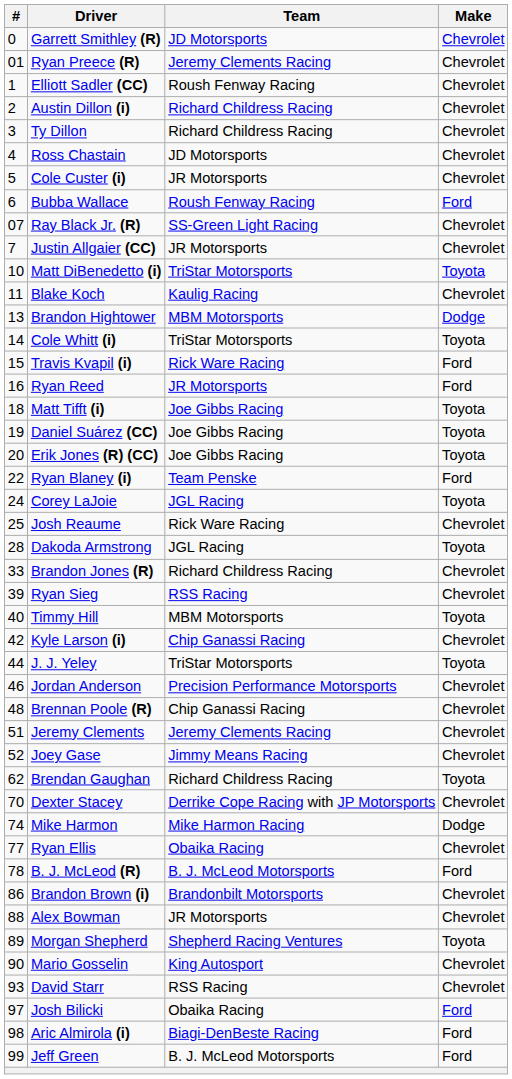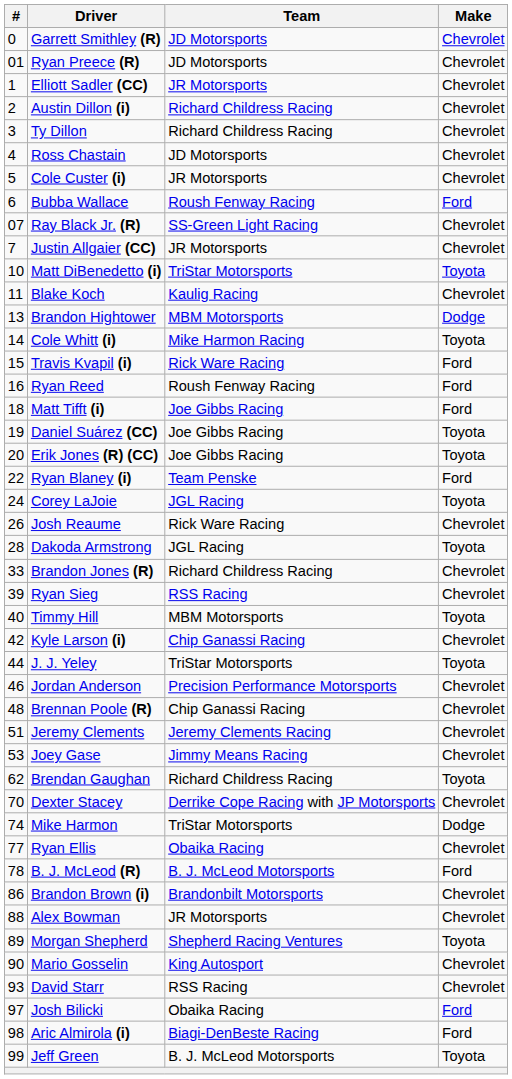(250, 62) Jeremy Clements Racing -> (218, 62) JD Motorsports
(242, 86) Roush Fenway Racing -> (218, 86) JR Motorsports
(230, 340) TriStar Motorsports -> (236, 340) Mike Harmon Racing
(218, 386) JR Motorsports -> (242, 386) Roush Fenway Racing
(464, 409) Toyota -> (457, 409) Ford
(16, 524) 25 -> (16, 524) 26
(16, 755) 52 -> (16, 755) 53
(236, 825) Mike Harmon Racing -> (230, 825) TriStar Motorsports
(457, 1056) Ford -> (464, 1056) Toyota
